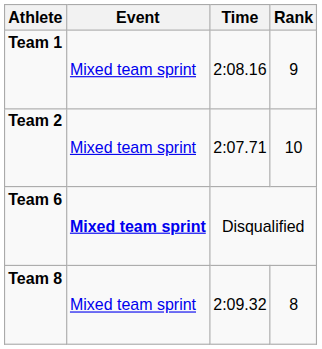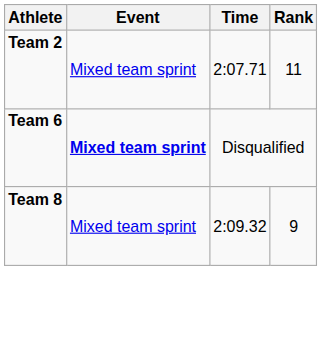- row: (35, 43)
(294, 148) 10 -> (294, 69) 11
(294, 305) 8 -> (294, 227) 9
